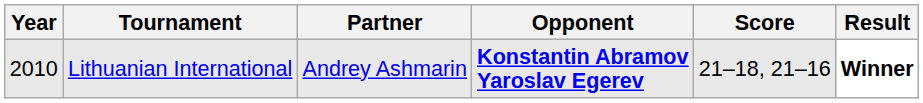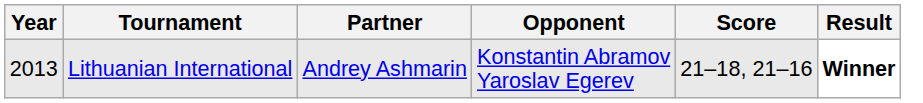(34, 68) 2010 -> (34, 68) 2013
(583, 68) bold -> (574, 68) normal
